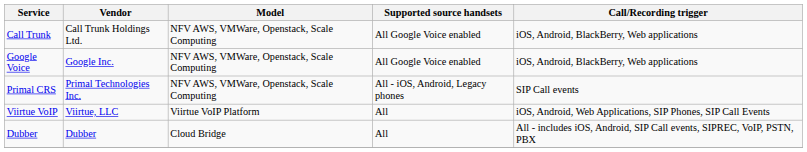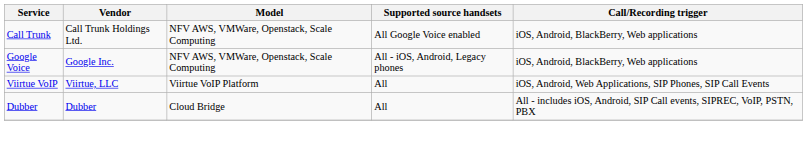(428, 62) All Google Voice enabled -> (430, 62) All - iOS, Android, Legacy phones
- row: (31, 90)
